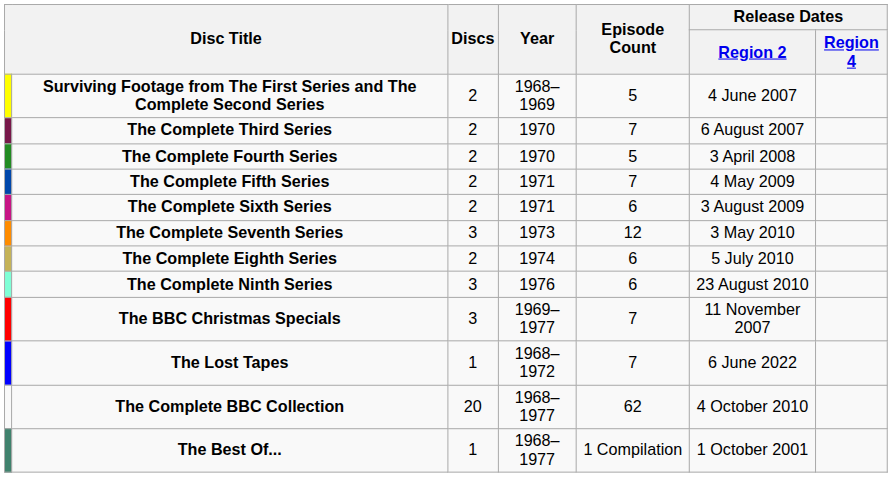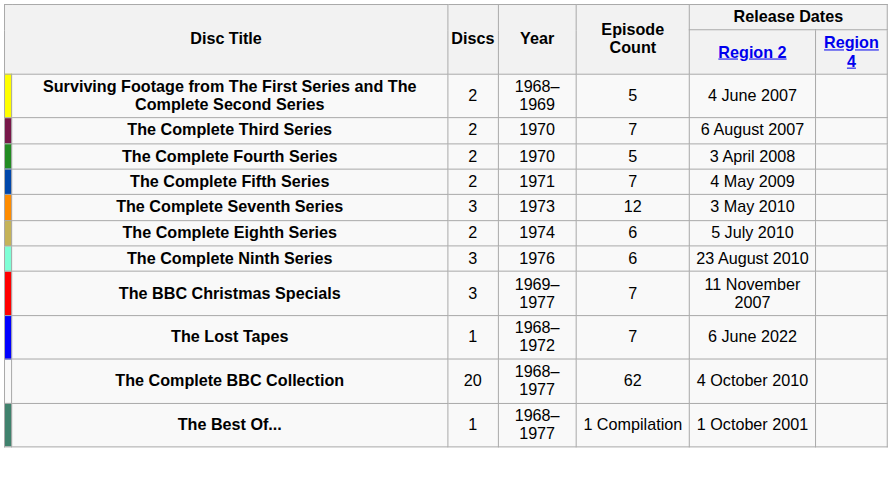- row: (230, 207)
